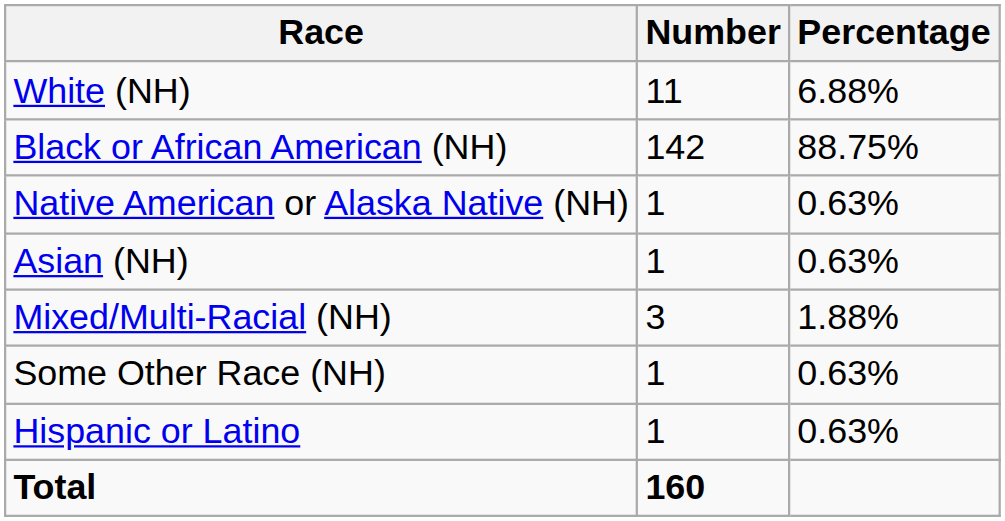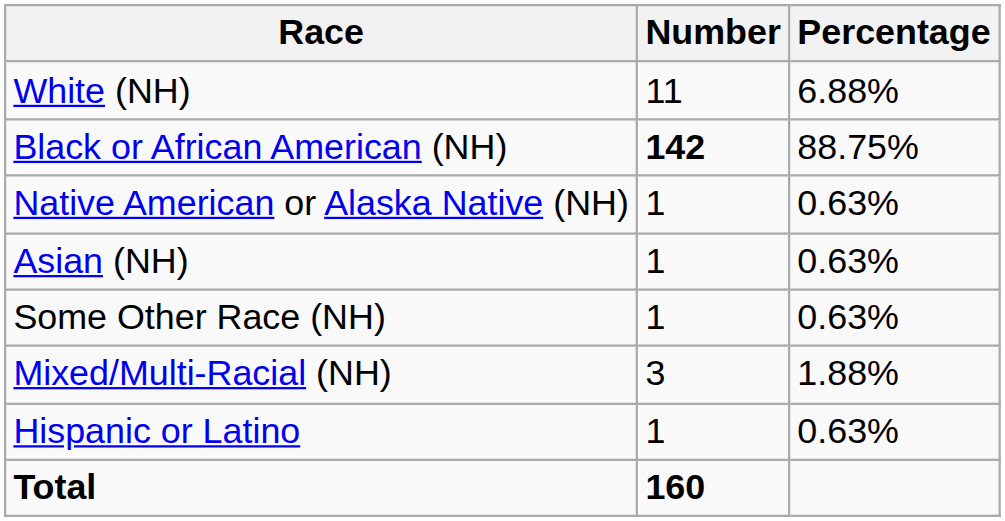(675, 146) normal -> (675, 146) bold
rows swapped: (200, 373) <-> (203, 317)
